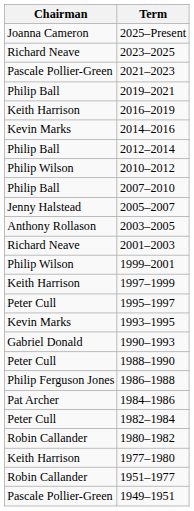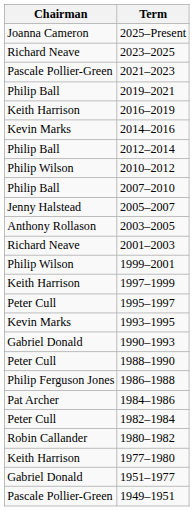(47, 476) Robin Callander -> (45, 476) Gabriel Donald
